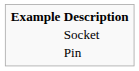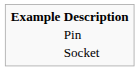rows swapped: (82, 35) <-> (72, 53)
